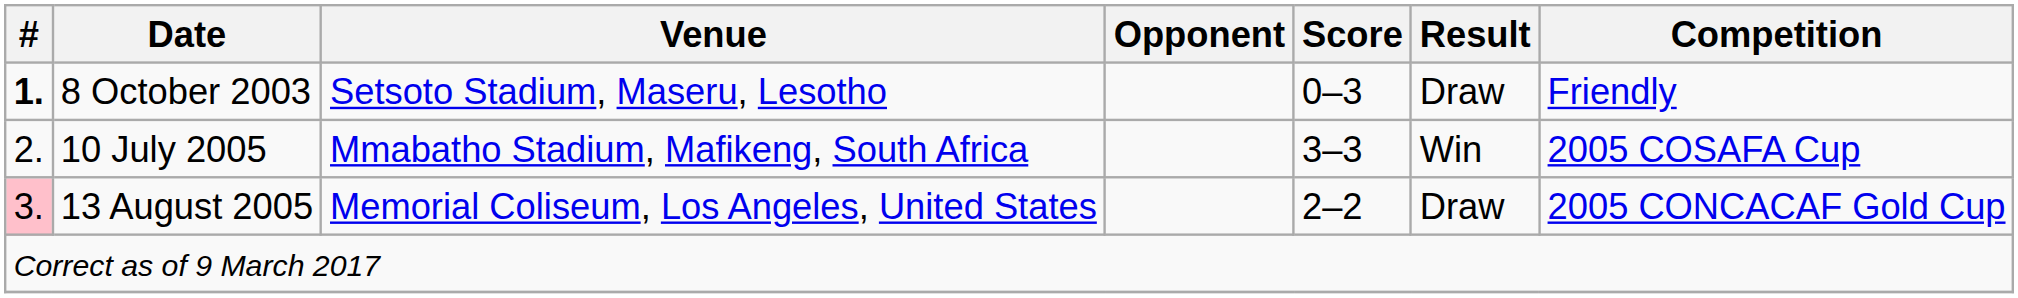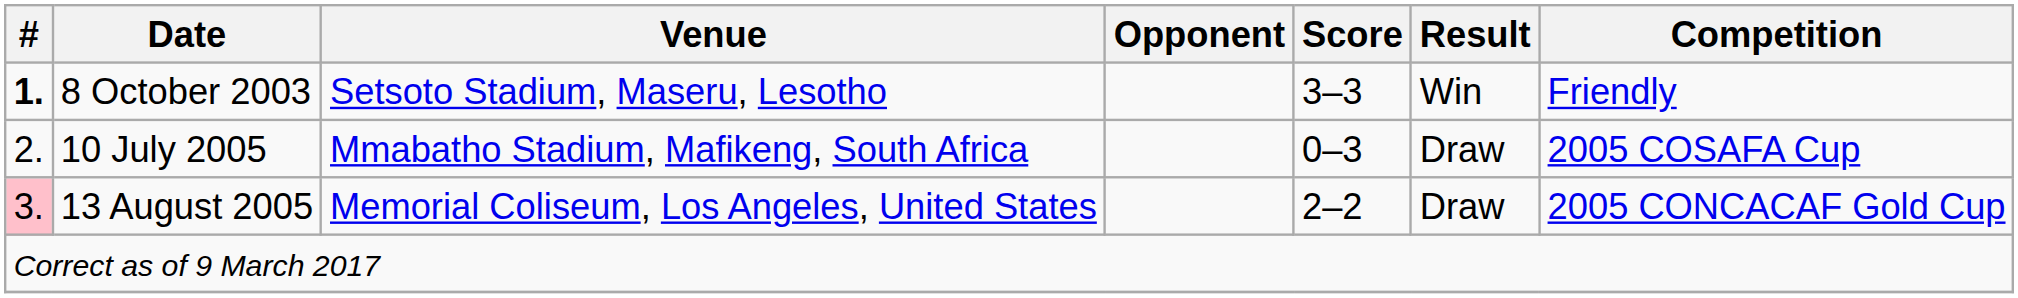(1332, 92) 0–3 -> (1332, 92) 3–3
(1462, 92) Draw -> (1451, 92) Win
(1332, 149) 3–3 -> (1332, 149) 0–3
(1451, 149) Win -> (1462, 149) Draw
